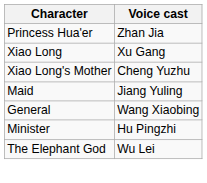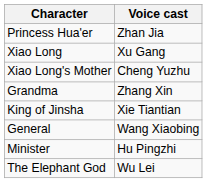+ row: (33, 91)
+ row: (45, 110)
- row: (20, 91)
